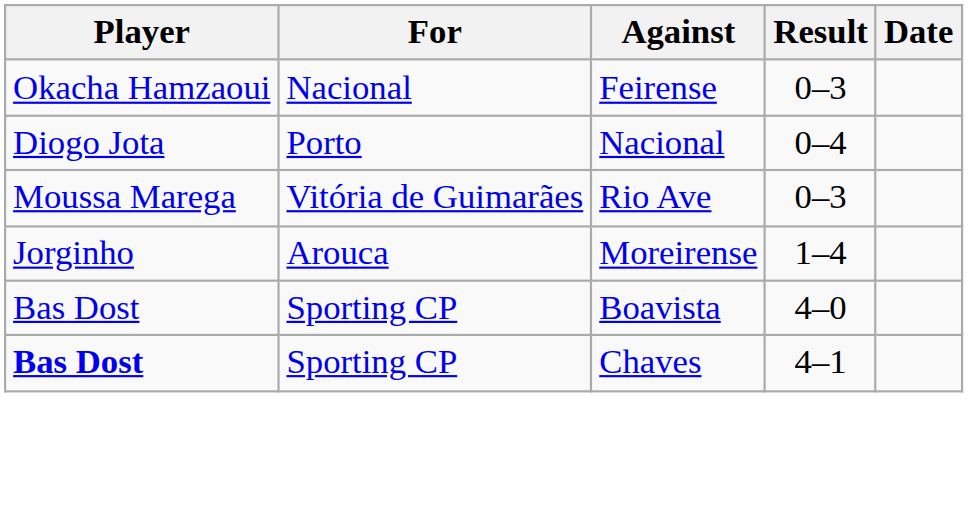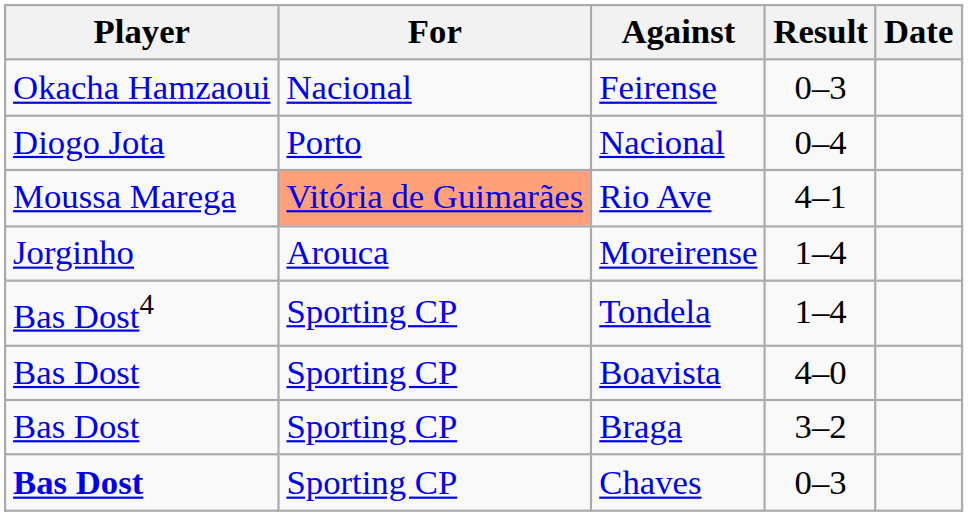(435, 197) no background -> (435, 197) lightsalmon background
(821, 197) 0–3 -> (821, 197) 4–1
+ row: (655, 312)
+ row: (641, 426)
(821, 362) 4–1 -> (821, 481) 0–3
